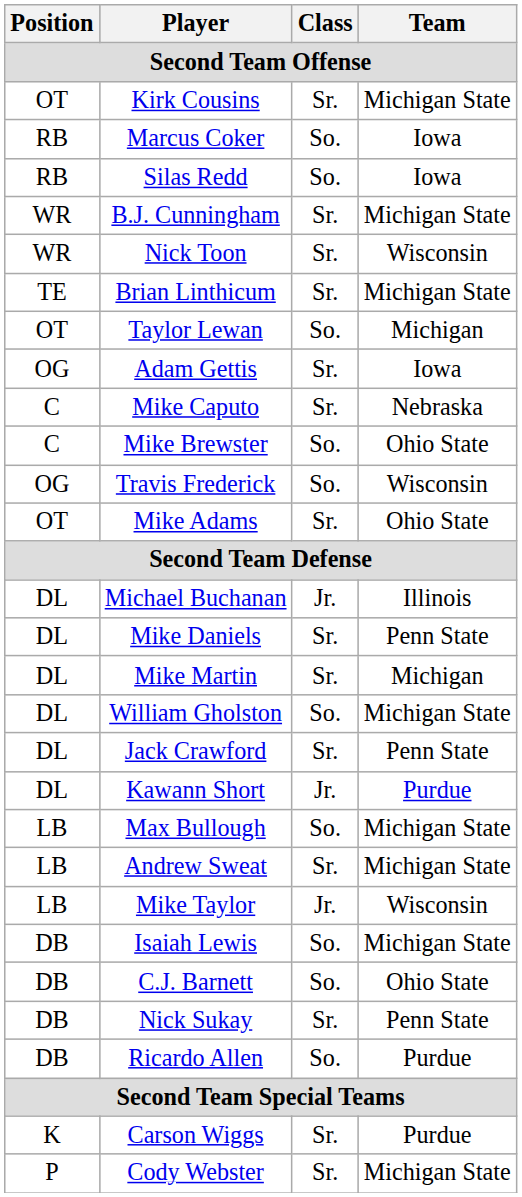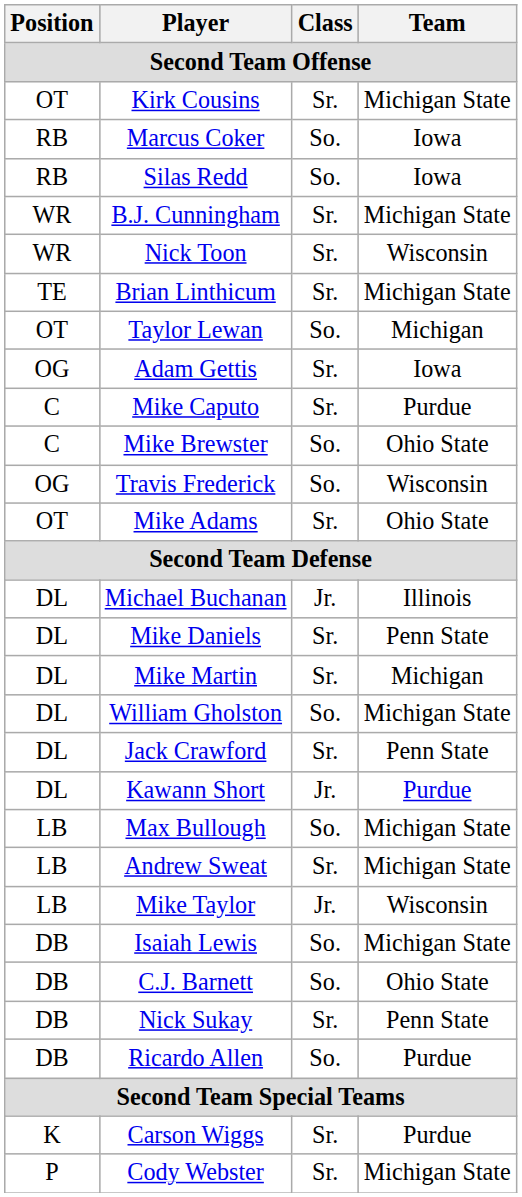(437, 406) Nebraska -> (437, 406) Purdue
